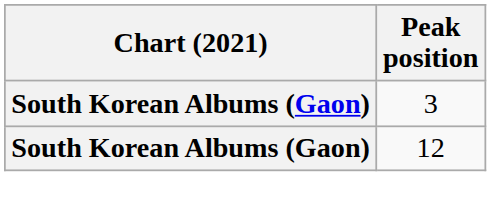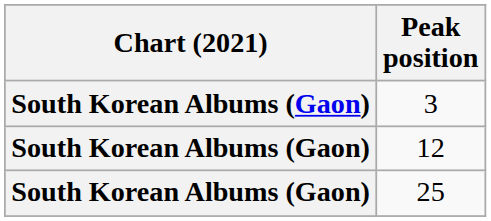+ row: (431, 192)
